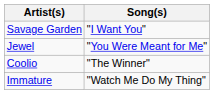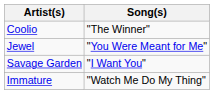rows swapped: (44, 30) <-> (22, 64)
